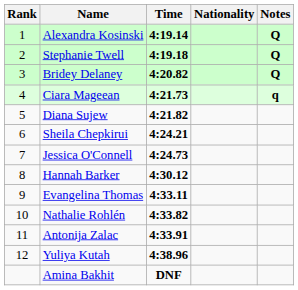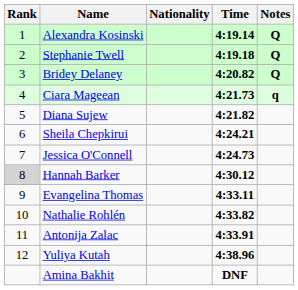columns swapped: (224, 14) <-> (169, 14)
(22, 174) no background -> (22, 174) lightgrey background
